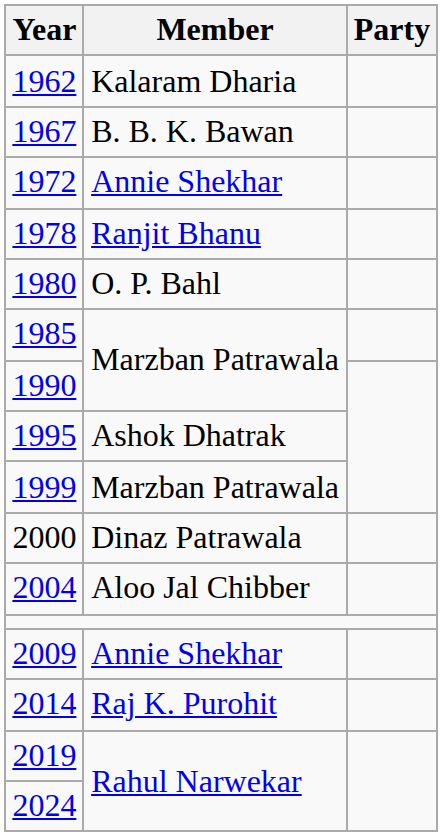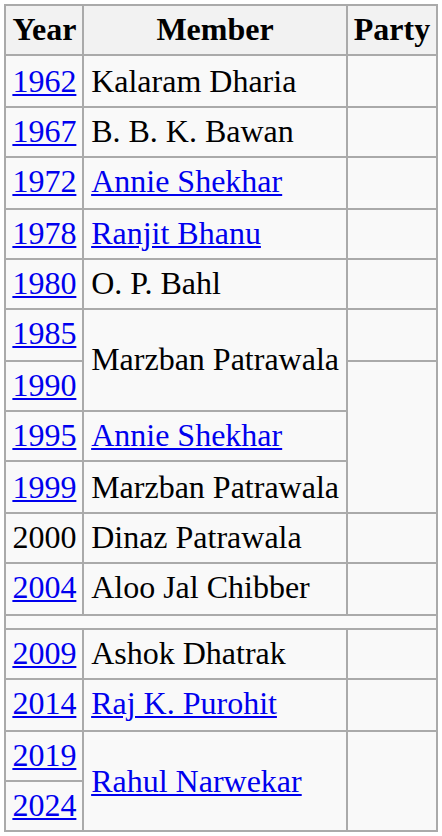(188, 435) Ashok Dhatrak -> (187, 435) Annie Shekhar
(187, 653) Annie Shekhar -> (188, 653) Ashok Dhatrak
